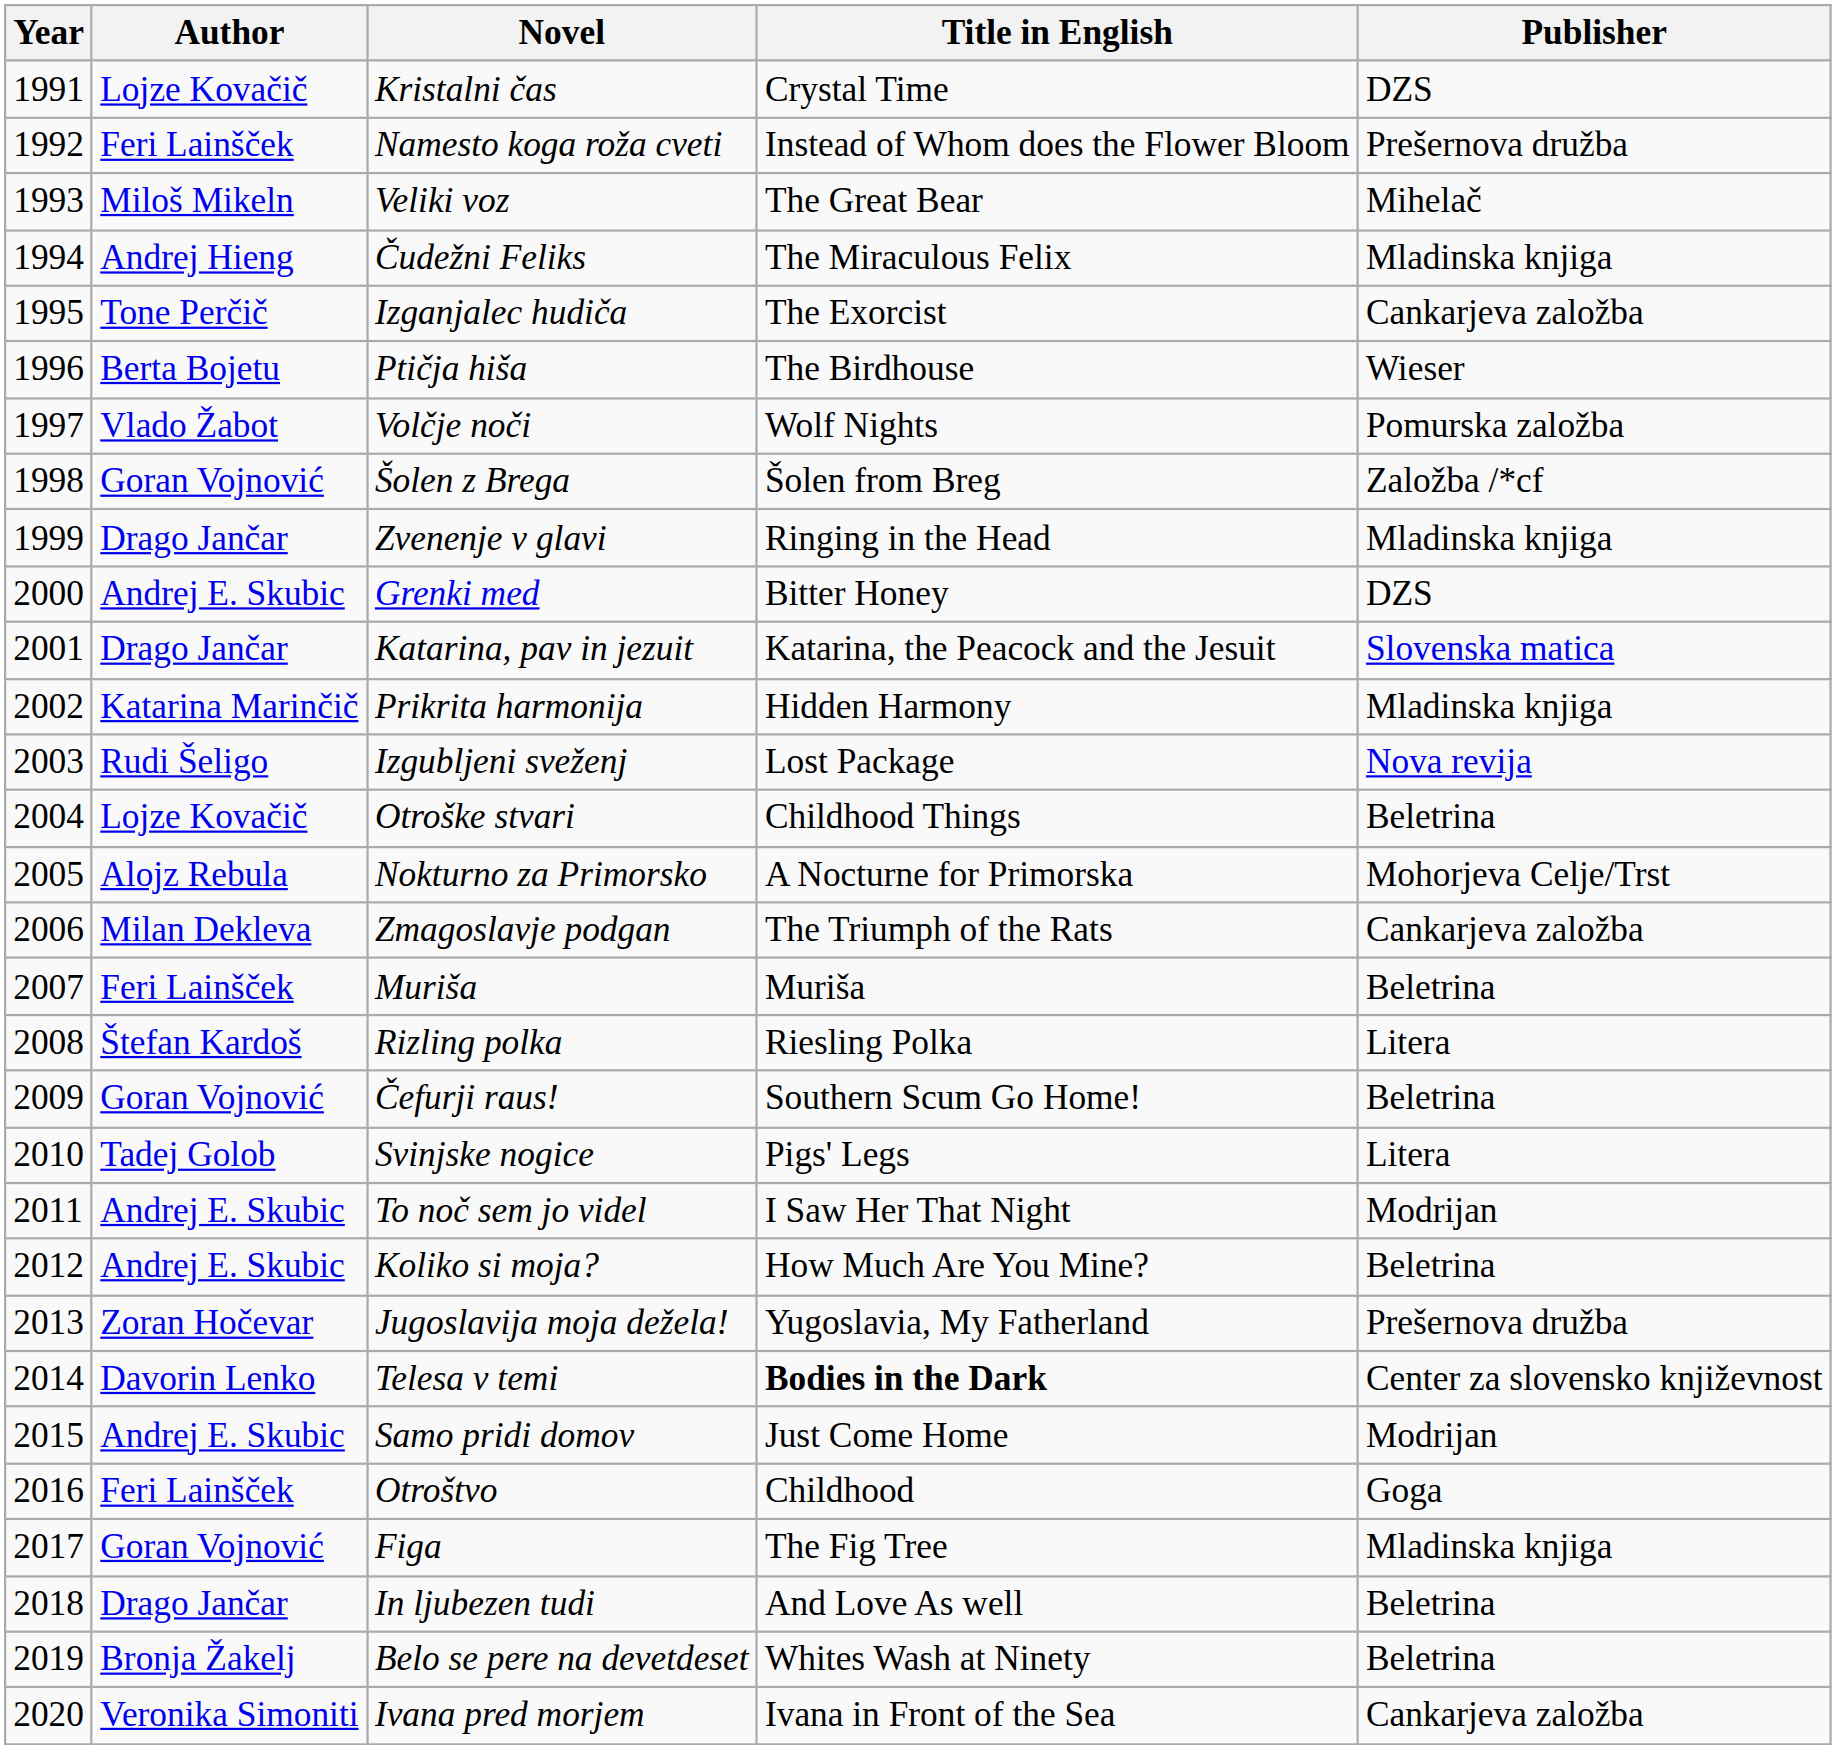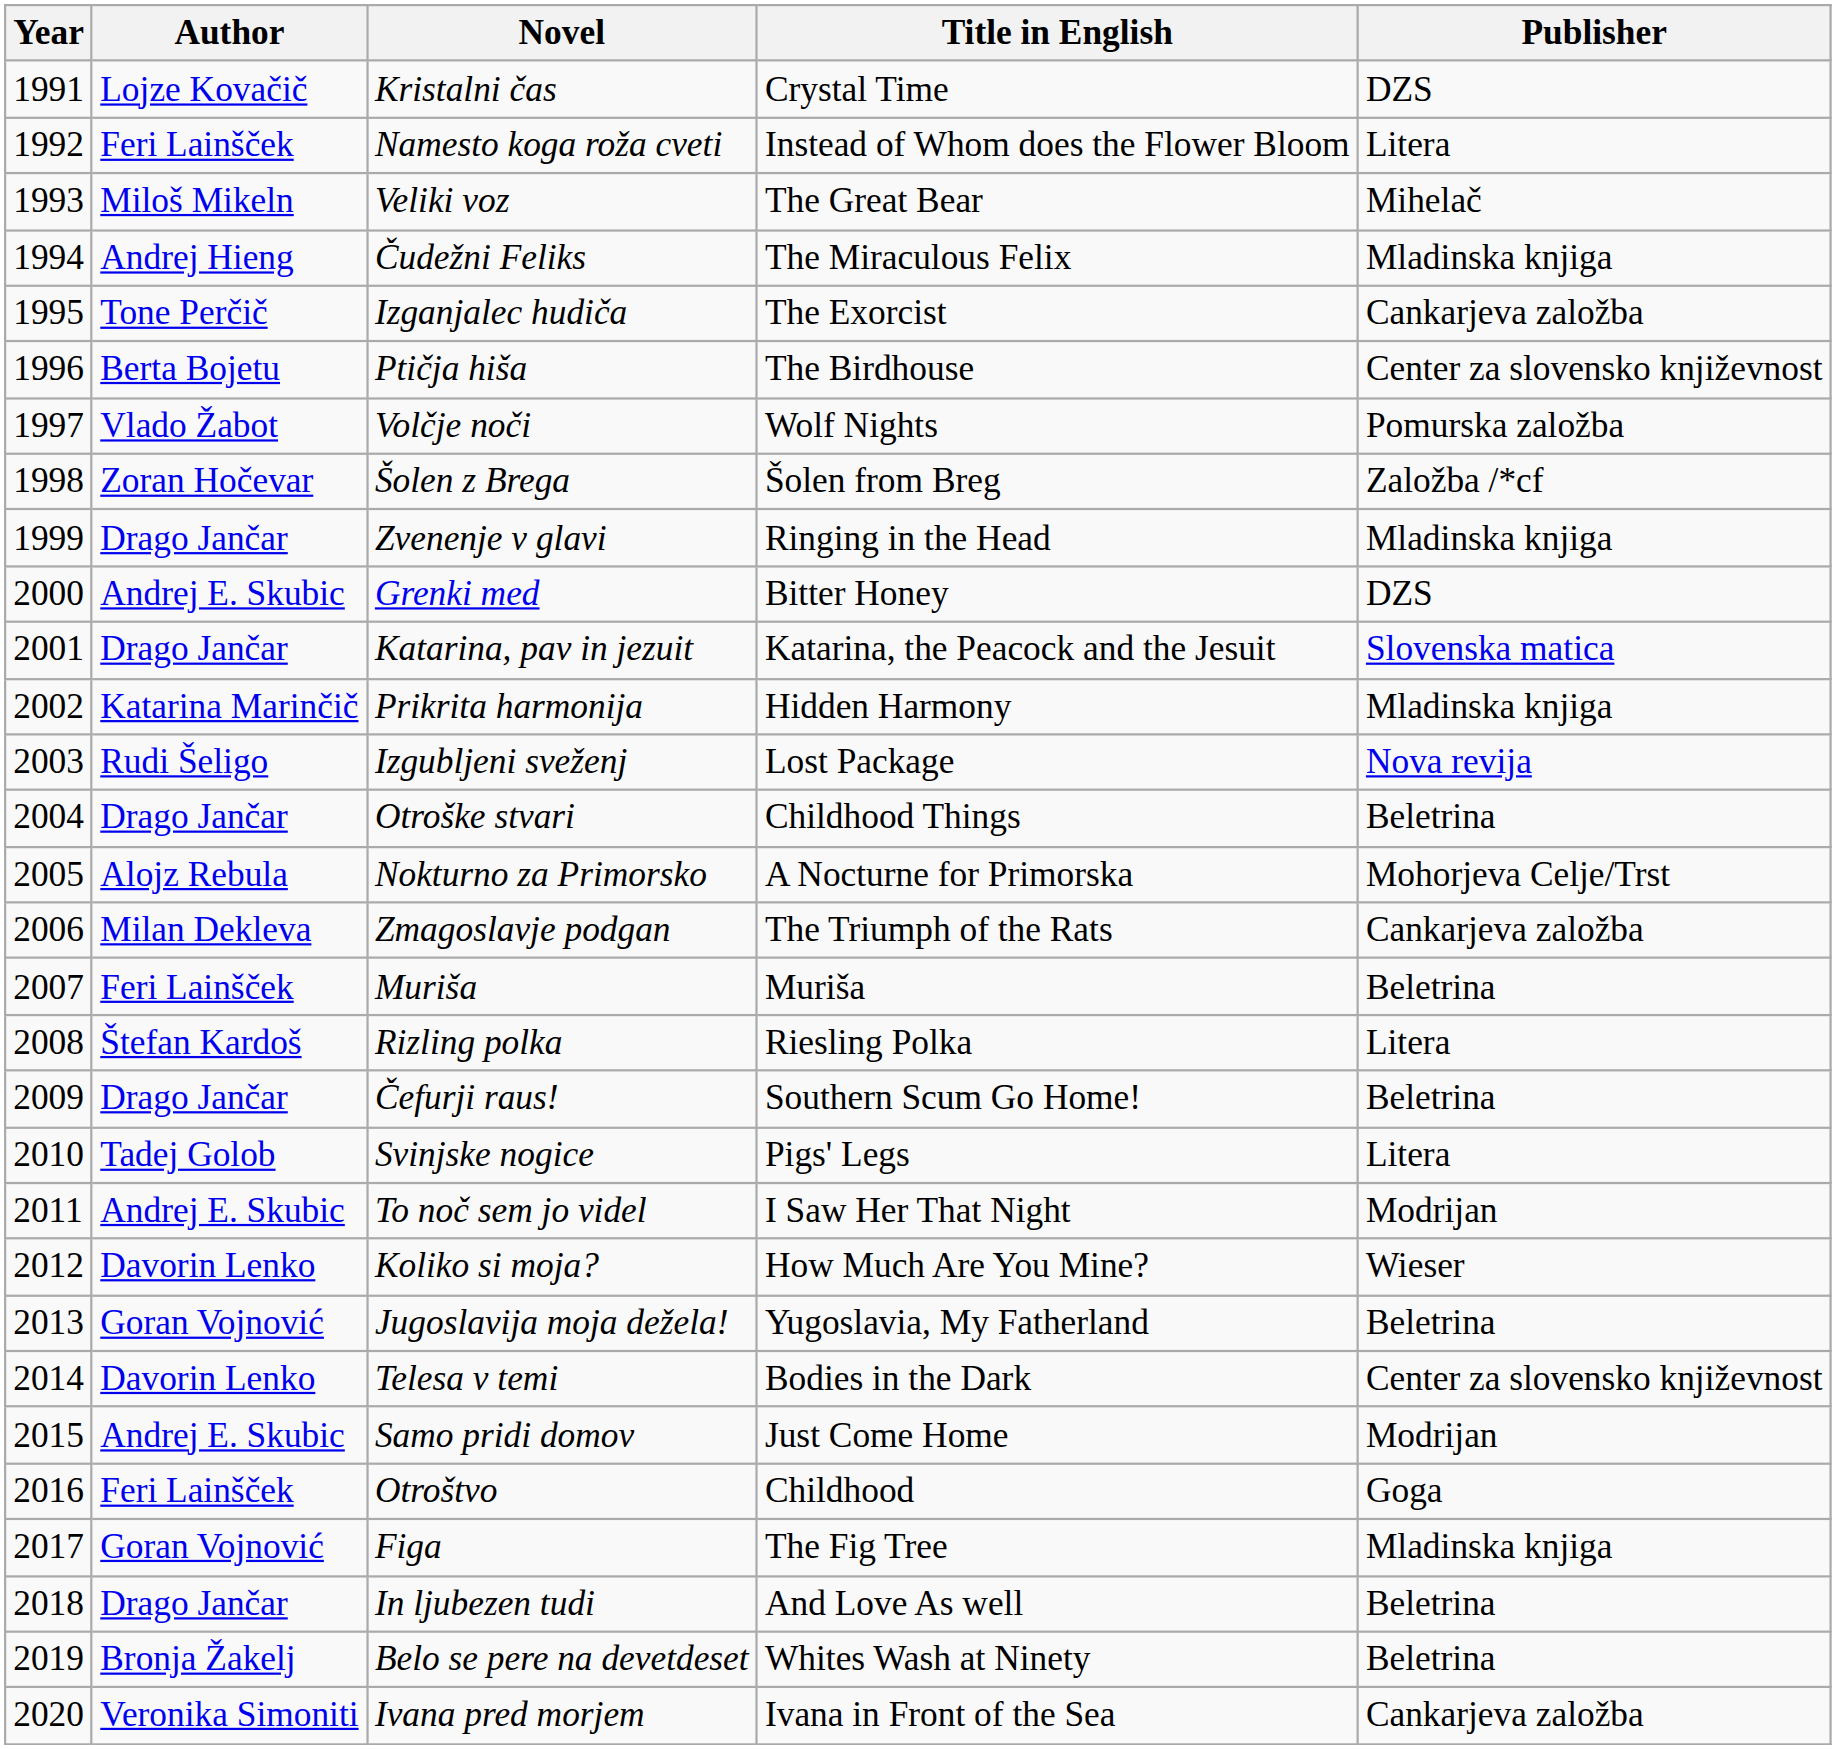(1497, 144) Prešernova družba -> (1408, 144) Litera
(1415, 369) Wieser -> (1594, 369) Center za slovensko književnost
(212, 481) Goran Vojnović -> (207, 481) Zoran Hočevar
(204, 817) Lojze Kovačič -> (194, 817) Drago Jančar
(212, 1098) Goran Vojnović -> (194, 1098) Drago Jančar
(223, 1266) Andrej E. Skubic -> (208, 1266) Davorin Lenko
(1431, 1266) Beletrina -> (1415, 1266) Wieser
(207, 1322) Zoran Hočevar -> (212, 1322) Goran Vojnović
(1497, 1322) Prešernova družba -> (1431, 1322) Beletrina
(906, 1378) bold -> (898, 1378) normal
